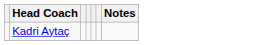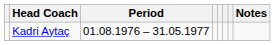+ column: (146, 13)
